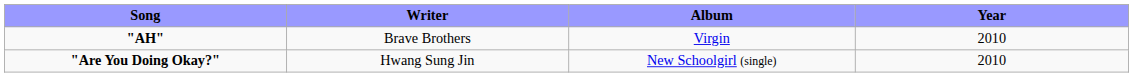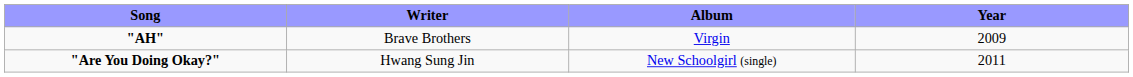(992, 38) 2010 -> (992, 38) 2009
(992, 60) 2010 -> (992, 60) 2011
